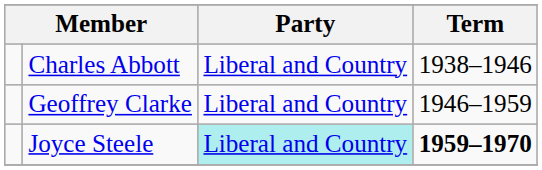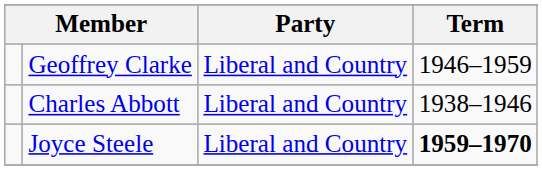rows swapped: (104, 64) <-> (110, 104)
(305, 143) paleturquoise background -> (305, 143) no background
